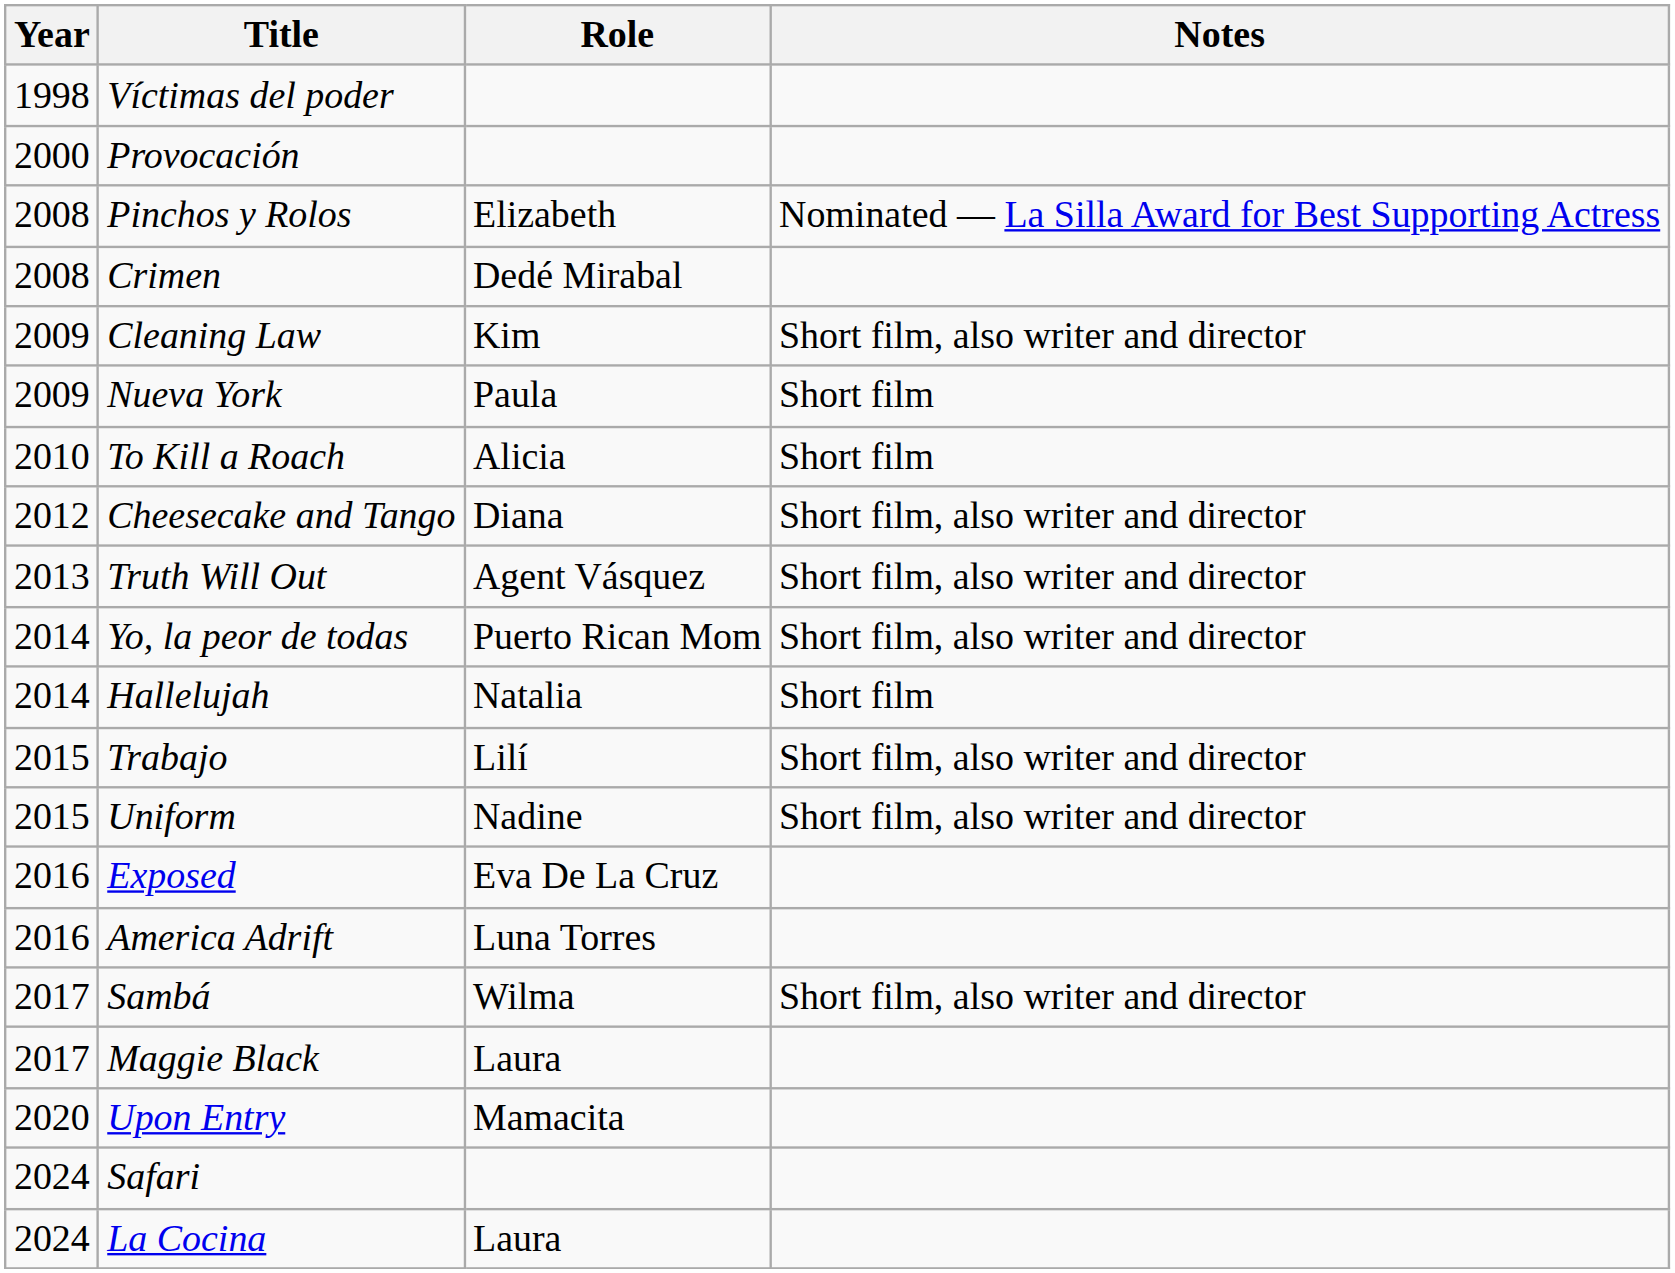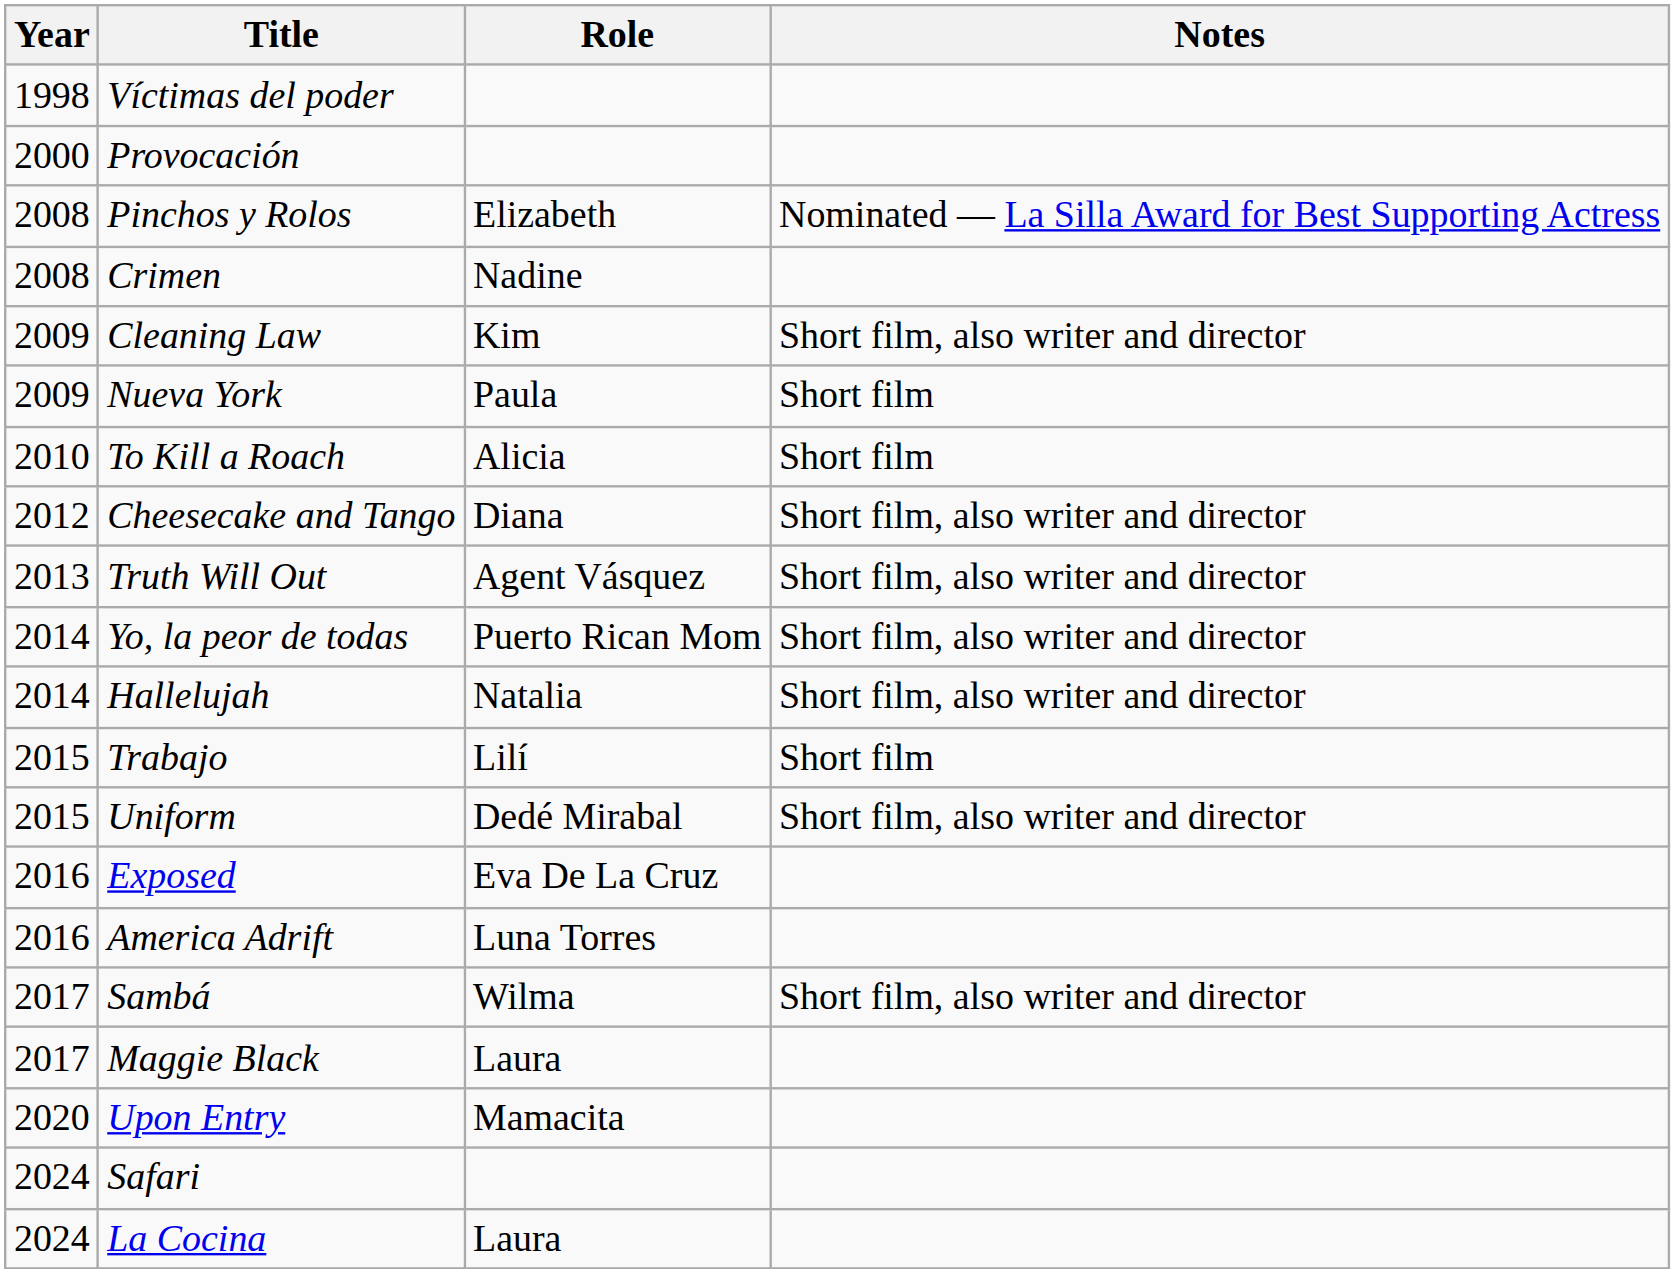(578, 275) Dedé Mirabal -> (528, 275) Nadine
(856, 696) Short film -> (1042, 696) Short film, also writer and director
(1042, 756) Short film, also writer and director -> (856, 756) Short film
(528, 816) Nadine -> (578, 816) Dedé Mirabal
